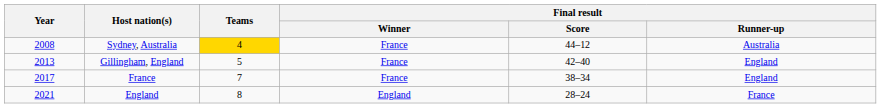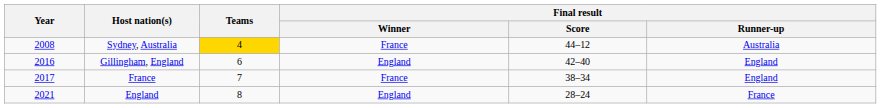(44, 62) 2013 -> (44, 62) 2016
(239, 62) 5 -> (239, 62) 6
(394, 62) France -> (394, 62) England
